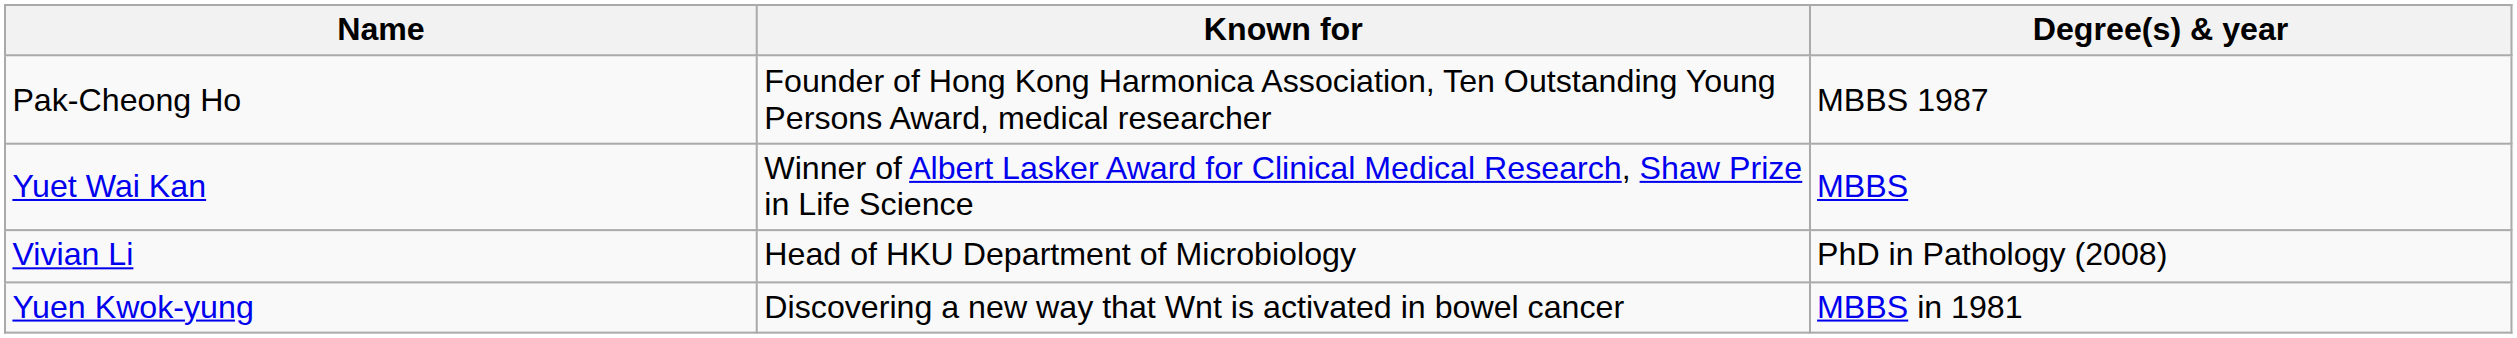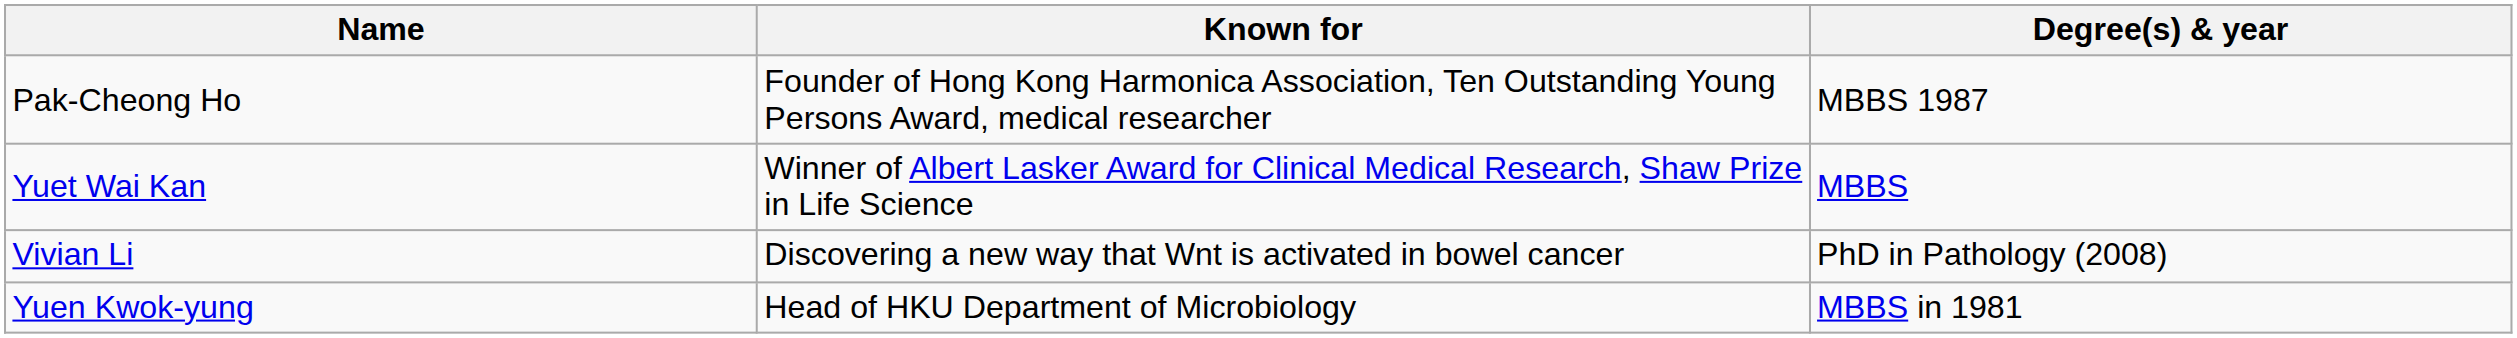(1060, 255) Head of HKU Department of Microbiology -> (1194, 255) Discovering a new way that Wnt is activated in bowel cancer
(1194, 306) Discovering a new way that Wnt is activated in bowel cancer -> (1060, 306) Head of HKU Department of Microbiology
